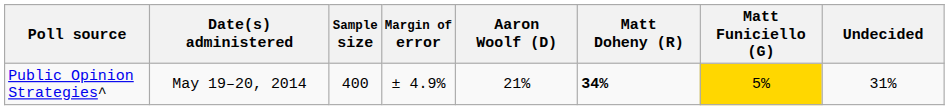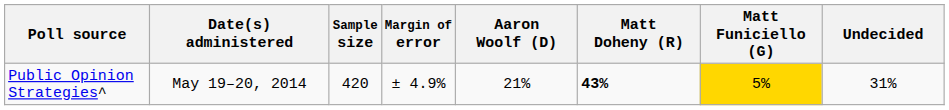(355, 84) 400 -> (355, 84) 420
(595, 84) 34% -> (595, 84) 43%
